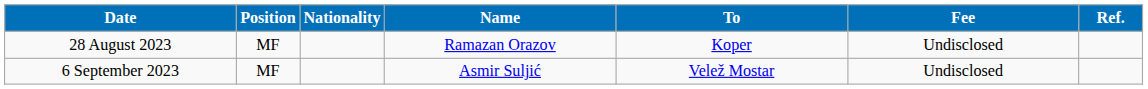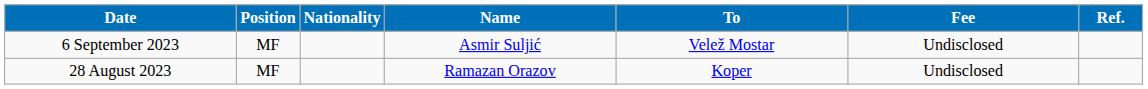rows swapped: (120, 44) <-> (120, 71)
